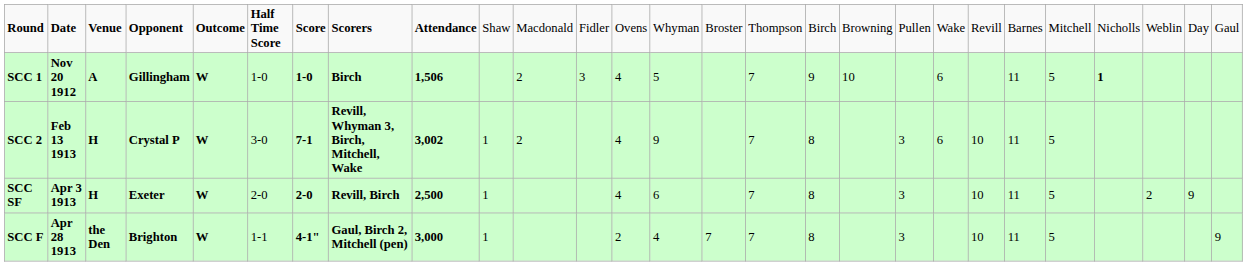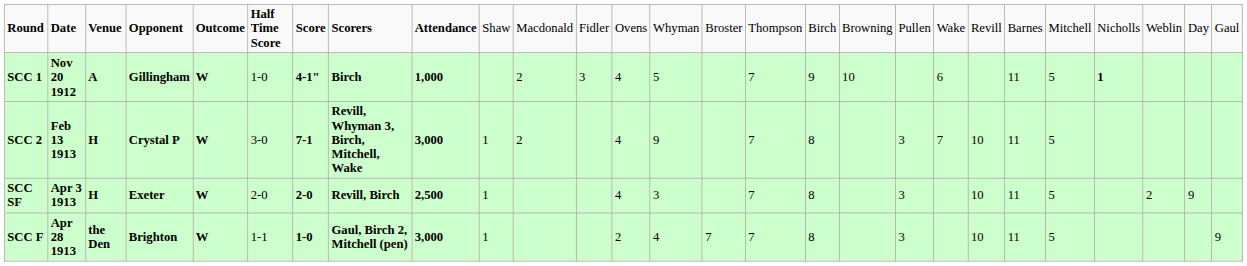(304, 77) 1-0 -> (308, 77) 4-1"
(429, 77) 1,506 -> (429, 77) 1,000
(429, 139) 3,002 -> (429, 139) 3,000
(940, 139) 6 -> (940, 139) 7
(656, 195) 6 -> (656, 195) 3
(308, 236) 4-1" -> (304, 236) 1-0
